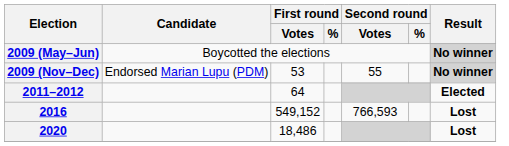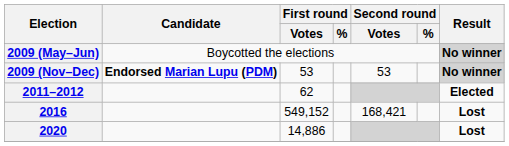(187, 72) normal -> (191, 72) bold
(375, 72) 55 -> (384, 72) 53
(298, 92) 64 -> (307, 92) 62
(375, 111) 766,593 -> (384, 111) 168,421
(298, 131) 18,486 -> (307, 131) 14,886
